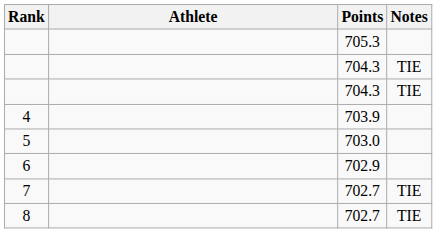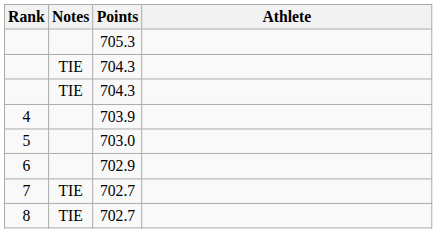columns swapped: (193, 16) <-> (409, 16)
